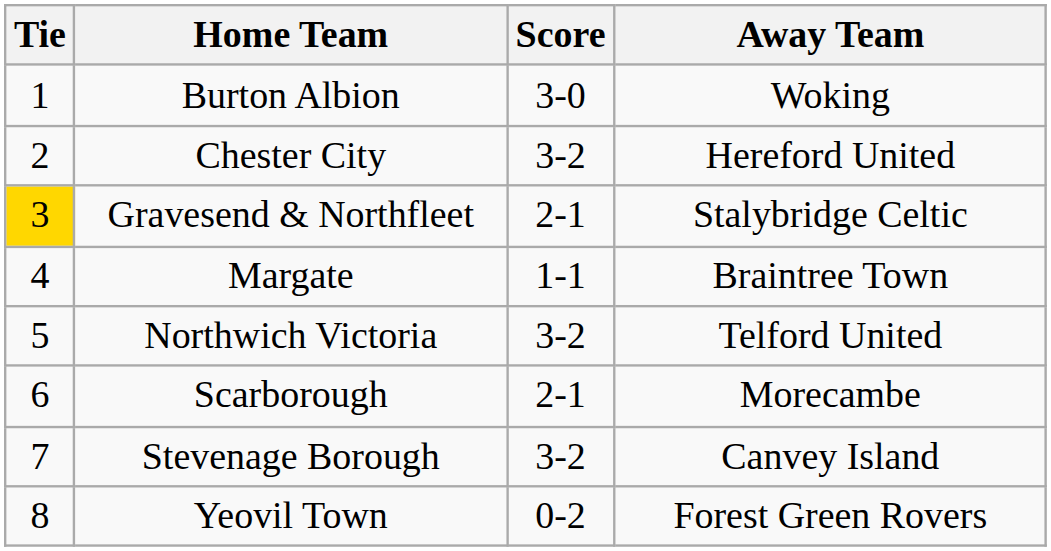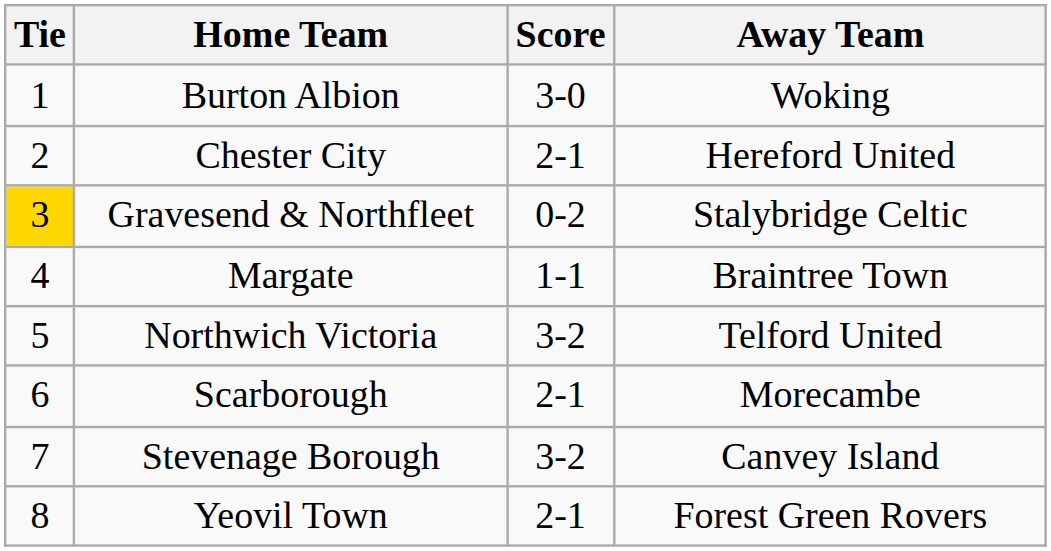(561, 154) 3-2 -> (561, 154) 2-1
(561, 214) 2-1 -> (561, 214) 0-2
(561, 515) 0-2 -> (561, 515) 2-1
